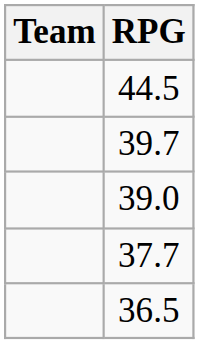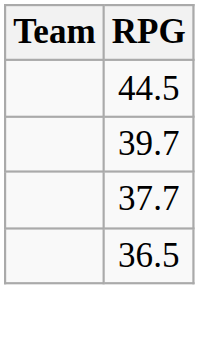- row: (149, 198)
